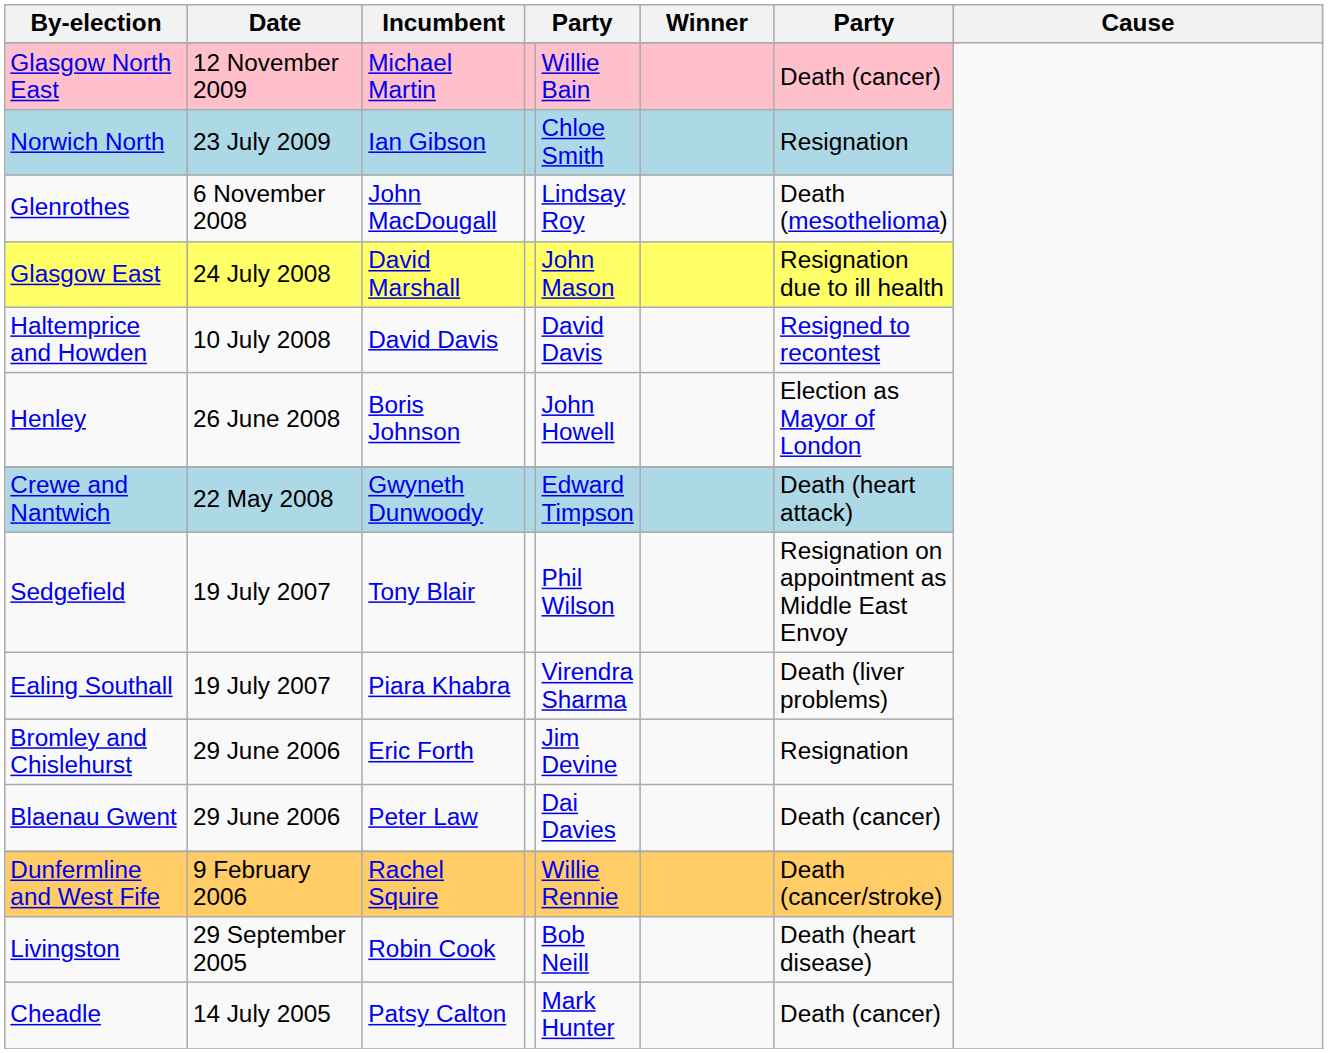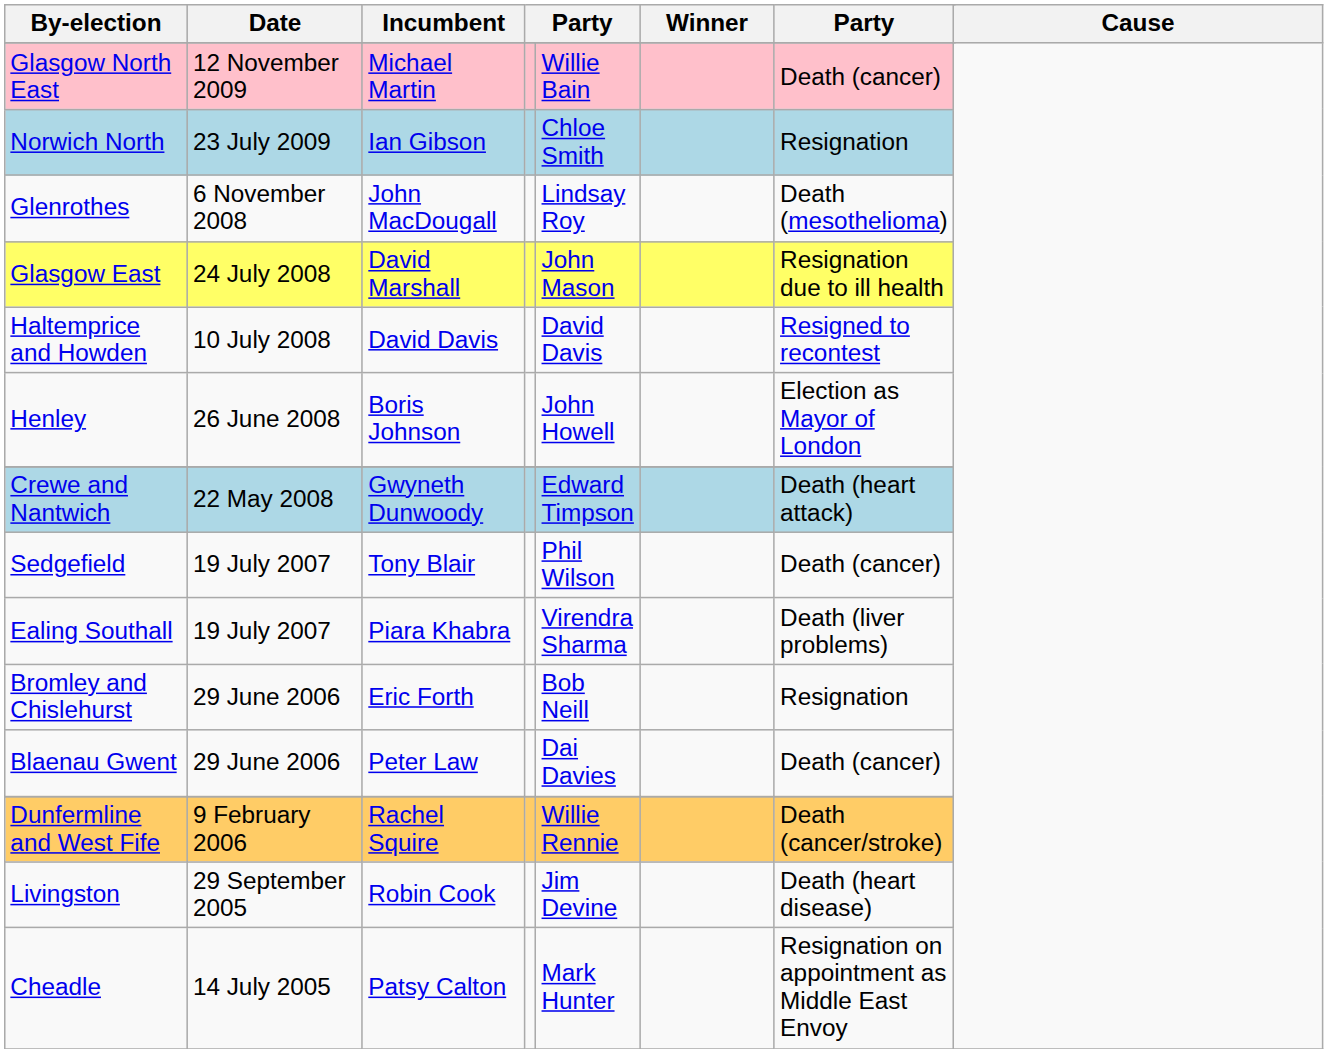(863, 592) Resignation on appointment as Middle East Envoy -> (861, 564) Death (cancer)
(579, 751) Jim Devine -> (565, 696) Bob Neill
(565, 949) Bob Neill -> (579, 894) Jim Devine
(861, 1015) Death (cancer) -> (863, 987) Resignation on appointment as Middle East Envoy
